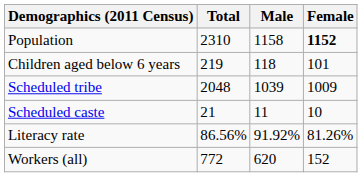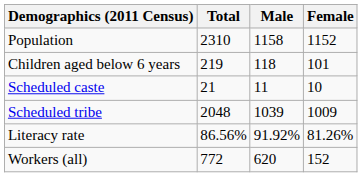(322, 40) bold -> (322, 40) normal
rows swapped: (56, 111) <-> (55, 87)
